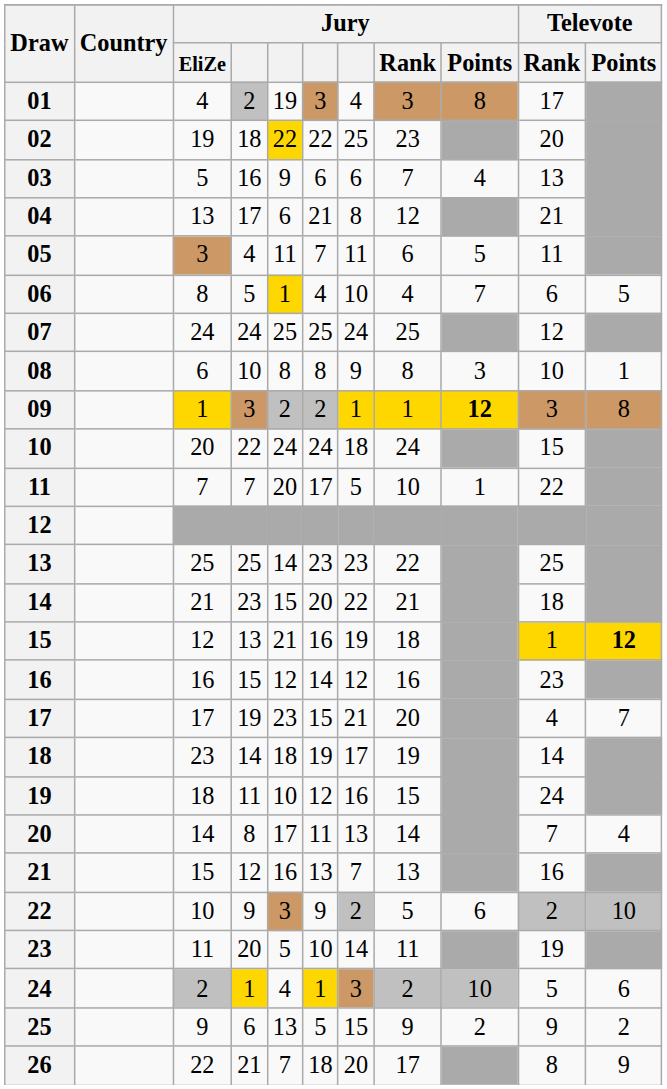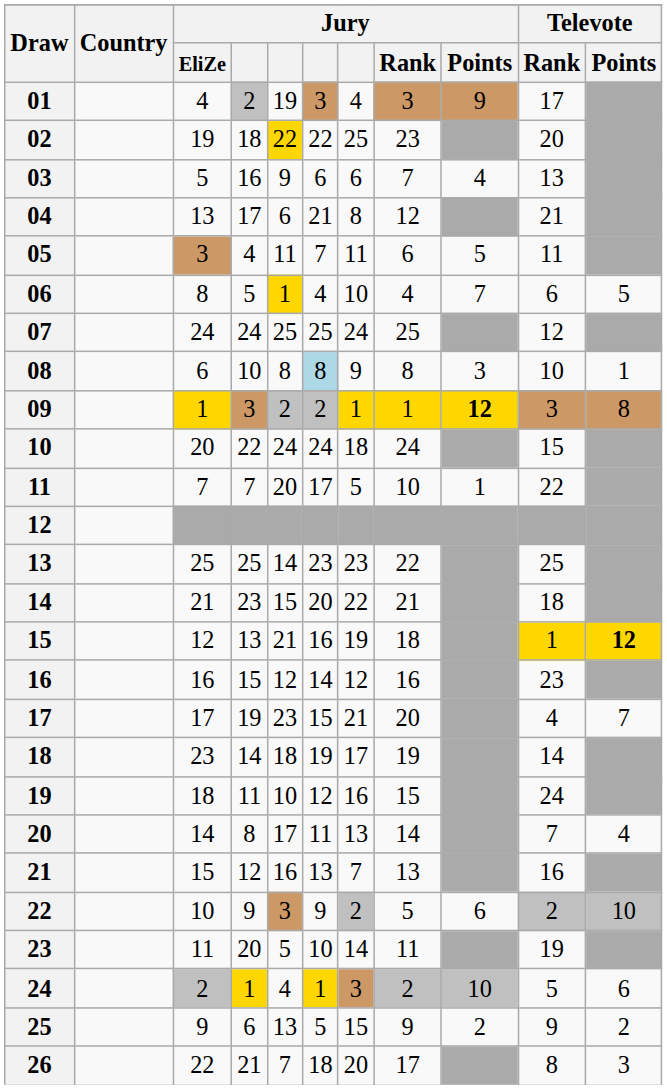(480, 100) 8 -> (480, 100) 9
(320, 370) no background -> (320, 370) lightblue background
(624, 1065) 9 -> (624, 1065) 3
